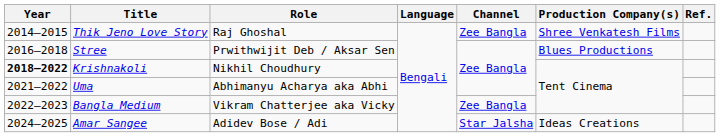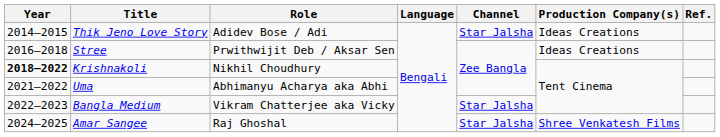(250, 32) Raj Ghoshal -> (270, 32) Adidev Bose / Adi
(493, 32) Zee Bangla -> (496, 32) Star Jalsha
(609, 32) Shree Venkatesh Films -> (589, 32) Ideas Creations
(596, 50) Blues Productions -> (589, 50) Ideas Creations
(493, 105) Zee Bangla -> (496, 105) Star Jalsha
(270, 123) Adidev Bose / Adi -> (250, 123) Raj Ghoshal
(589, 123) Ideas Creations -> (609, 123) Shree Venkatesh Films
